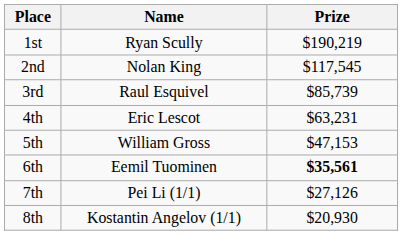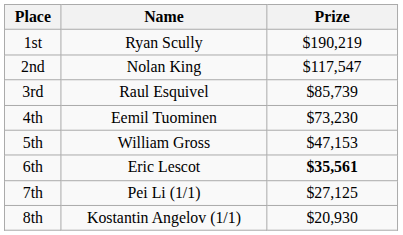(332, 67) $117,545 -> (332, 67) $117,547
(164, 117) Eric Lescot -> (164, 117) Eemil Tuominen
(332, 117) $63,231 -> (332, 117) $73,230
(164, 167) Eemil Tuominen -> (164, 167) Eric Lescot
(332, 192) $27,126 -> (332, 192) $27,125
